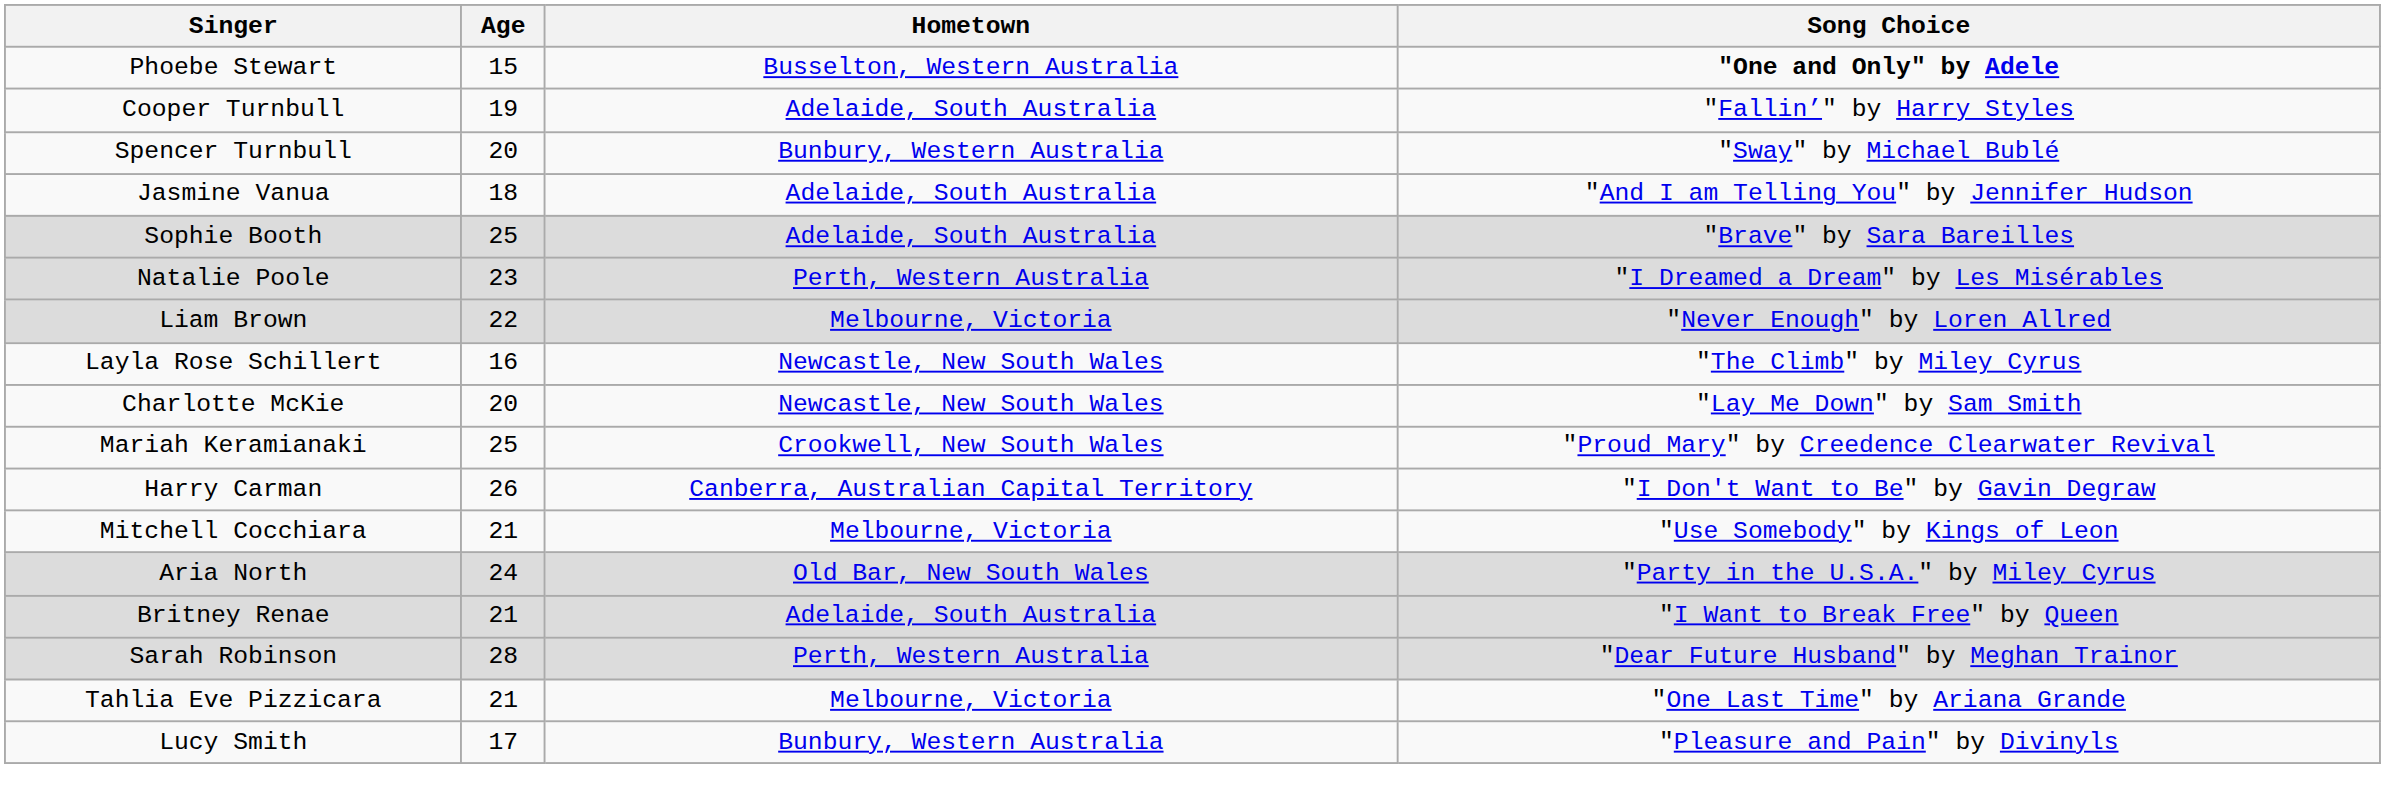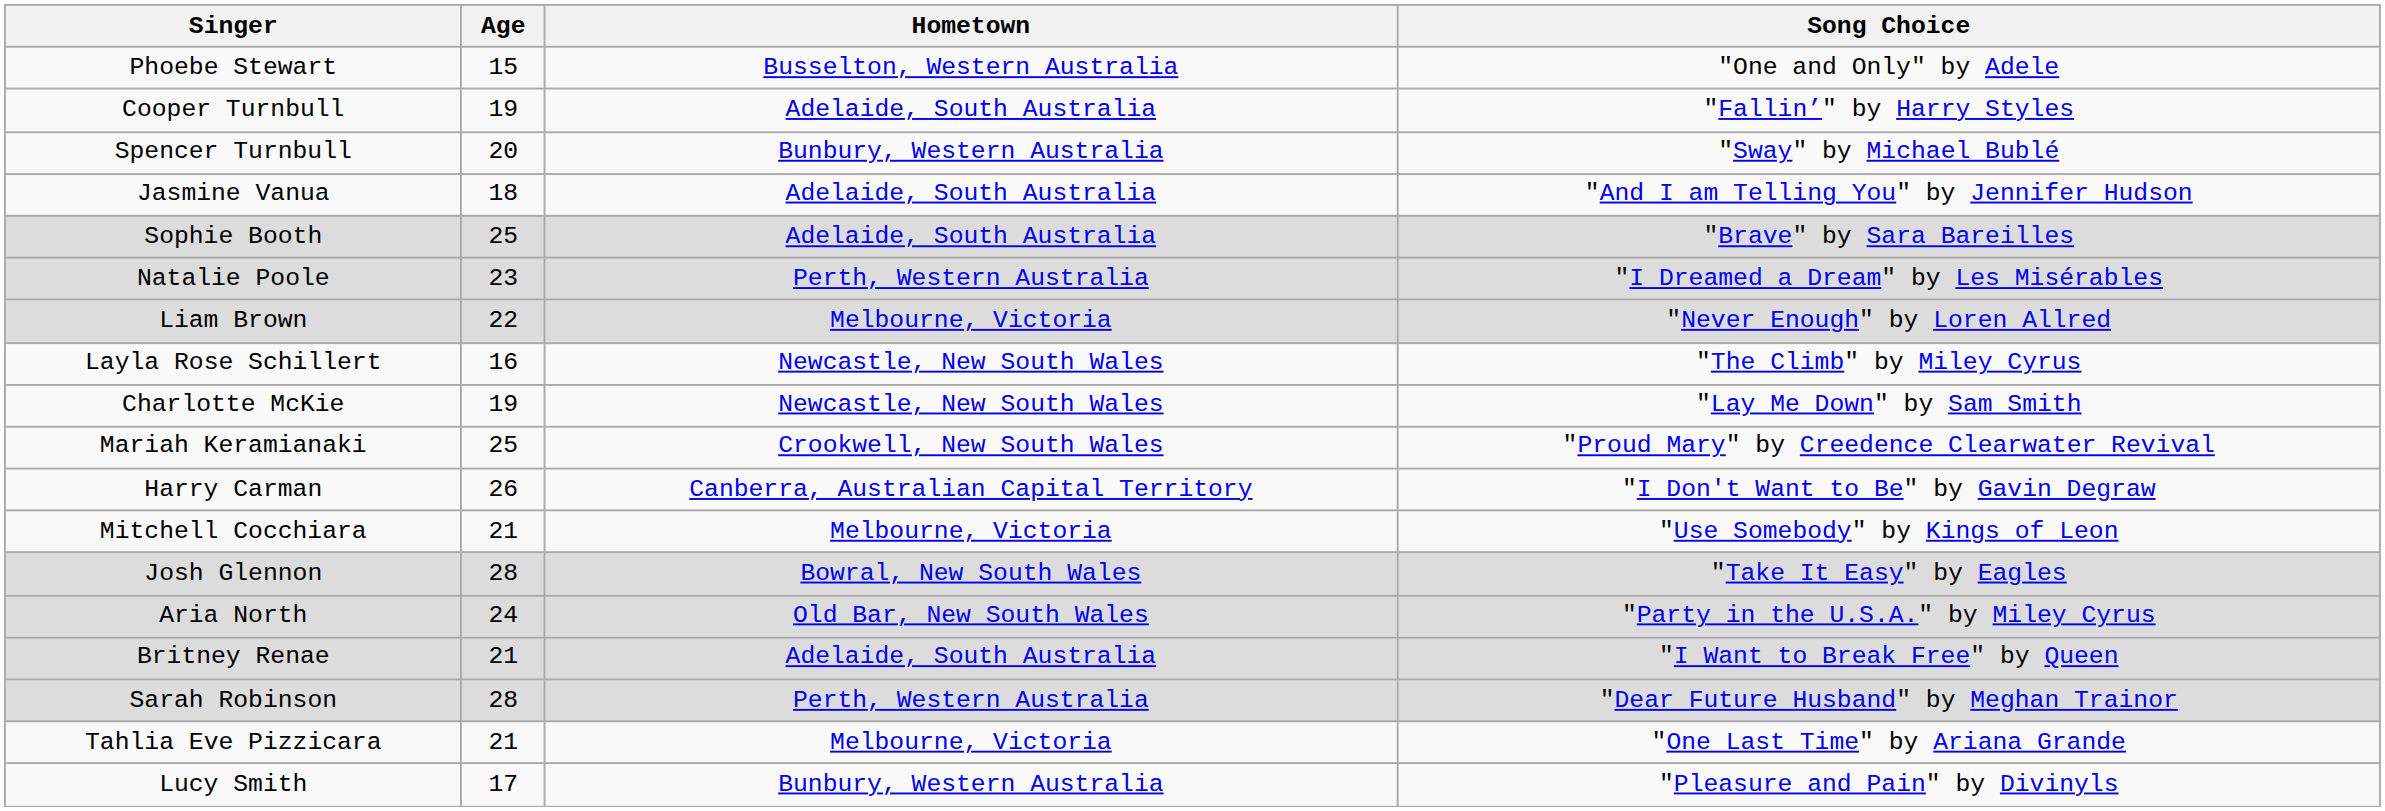(1889, 67) bold -> (1889, 67) normal
(503, 404) 20 -> (503, 404) 19
+ row: (233, 573)
